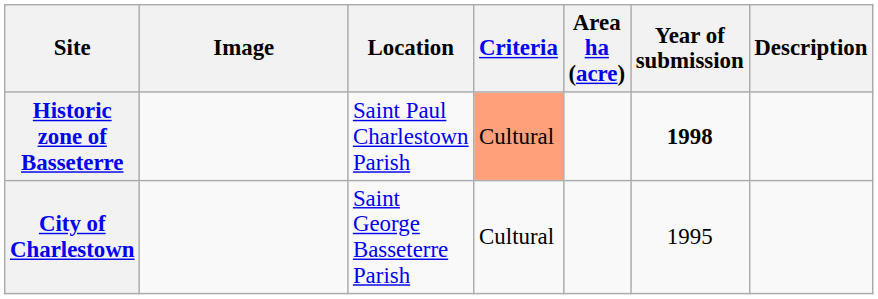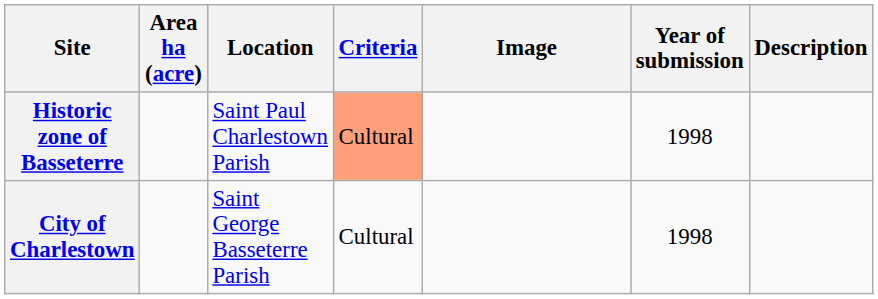columns swapped: (244, 48) <-> (597, 48)
(690, 136) bold -> (690, 136) normal
(690, 236) 1995 -> (690, 236) 1998
